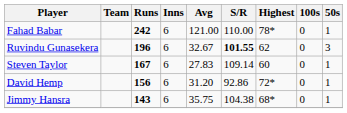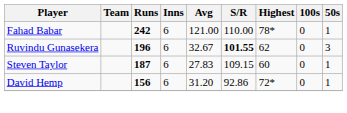(142, 64) 167 -> (142, 64) 187
(239, 64) 109.14 -> (239, 64) 109.15
- row: (38, 99)
